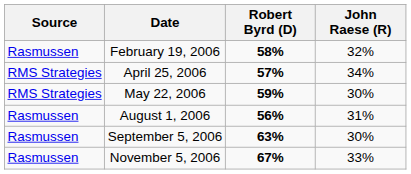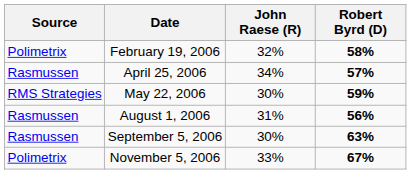columns swapped: (270, 22) <-> (361, 22)
(43, 51) Rasmussen -> (37, 51) Polimetrix
(55, 72) RMS Strategies -> (43, 72) Rasmussen
(43, 158) Rasmussen -> (37, 158) Polimetrix
